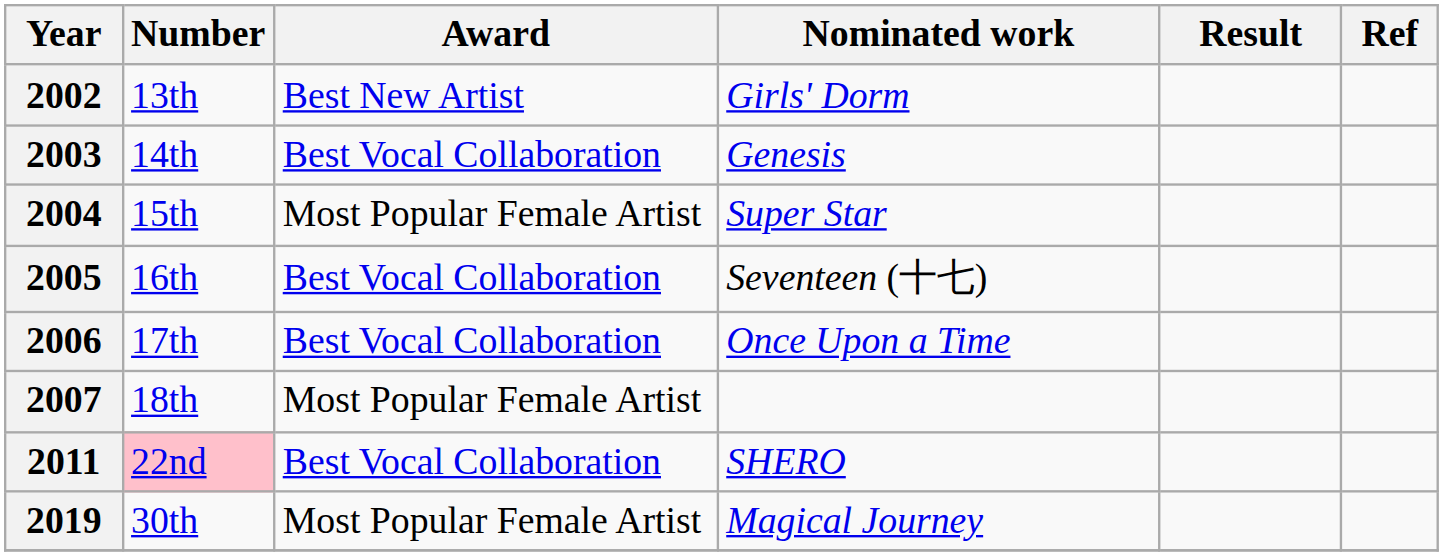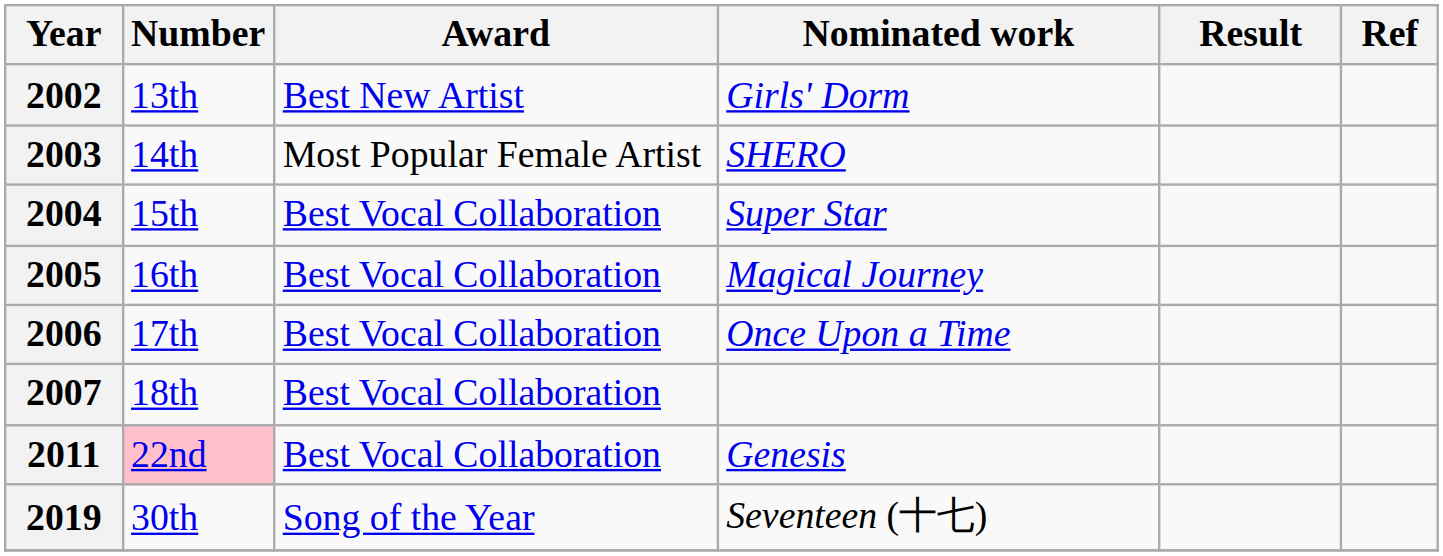(472, 154) Best Vocal Collaboration -> (492, 154) Most Popular Female Artist
(786, 154) Genesis -> (786, 154) SHERO
(492, 214) Most Popular Female Artist -> (472, 214) Best Vocal Collaboration
(857, 276) Seventeen (十七) -> (855, 273) Magical Journey
(492, 400) Most Popular Female Artist -> (472, 393) Best Vocal Collaboration
(786, 460) SHERO -> (786, 453) Genesis
(492, 520) Most Popular Female Artist -> (409, 517) Song of the Year
(855, 520) Magical Journey -> (857, 515) Seventeen (十七)
